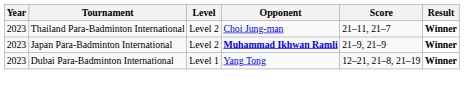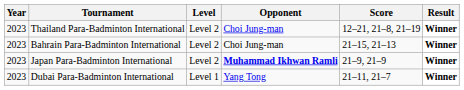(366, 29) 21–11, 21–7 -> (381, 29) 12–21, 21–8, 21–19
+ row: (106, 45)
(381, 61) 12–21, 21–8, 21–19 -> (366, 77) 21–11, 21–7
